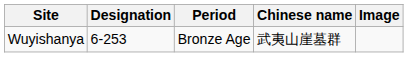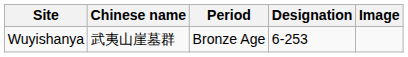columns swapped: (305, 15) <-> (131, 15)
